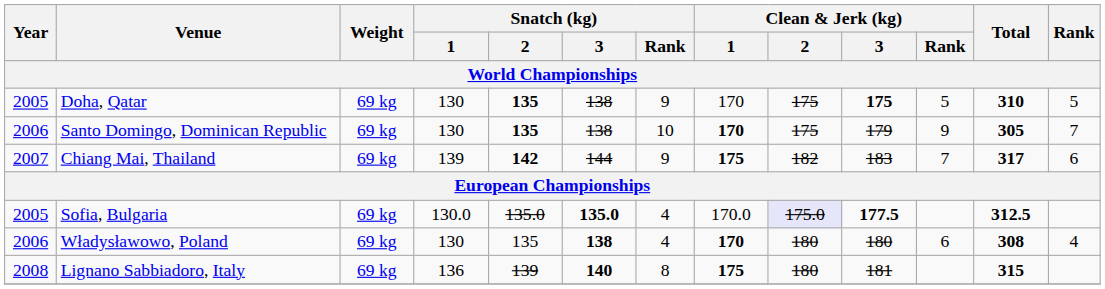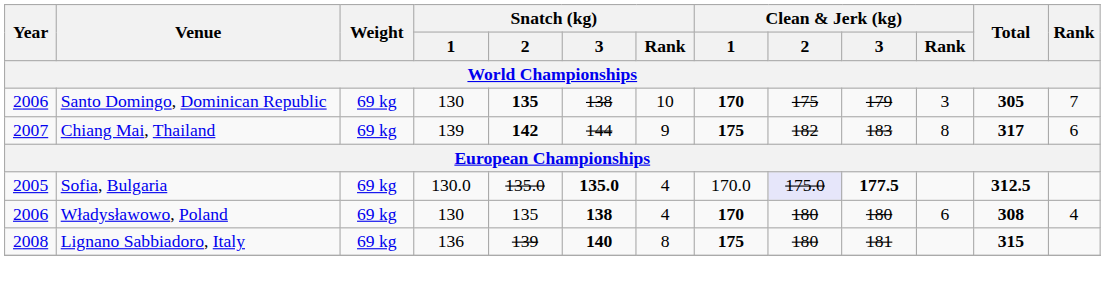- row: (104, 102)
(945, 130) 9 -> (945, 102) 3
(945, 158) 7 -> (945, 130) 8
